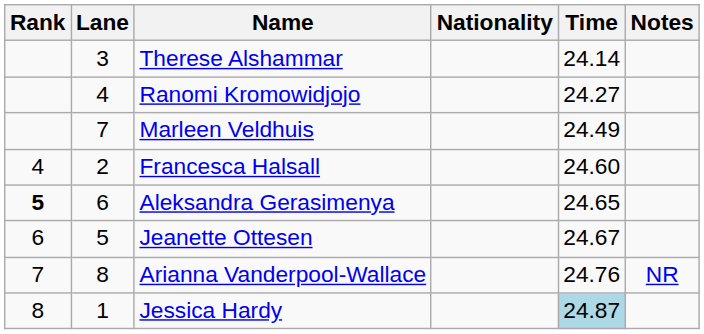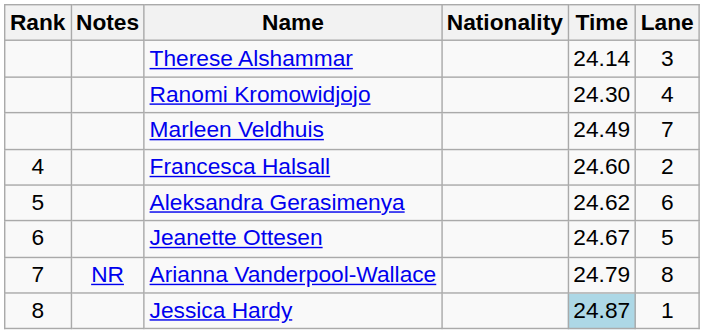columns swapped: (102, 22) <-> (662, 22)
(592, 94) 24.27 -> (602, 94) 24.30
(38, 202) bold -> (38, 202) normal
(592, 202) 24.65 -> (602, 202) 24.62
(592, 274) 24.76 -> (602, 274) 24.79
